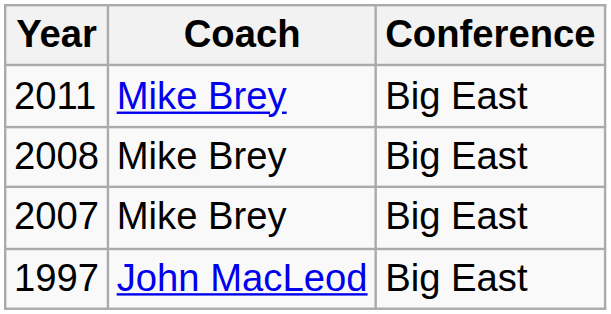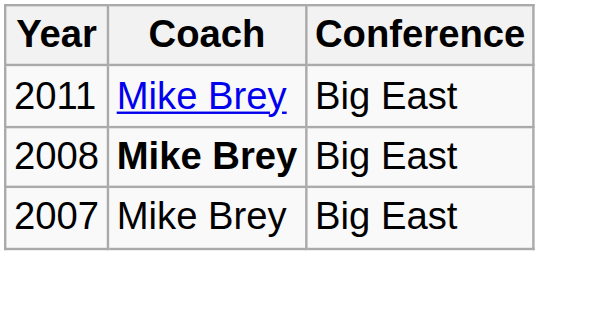(202, 156) normal -> (207, 156) bold
- row: (57, 277)
